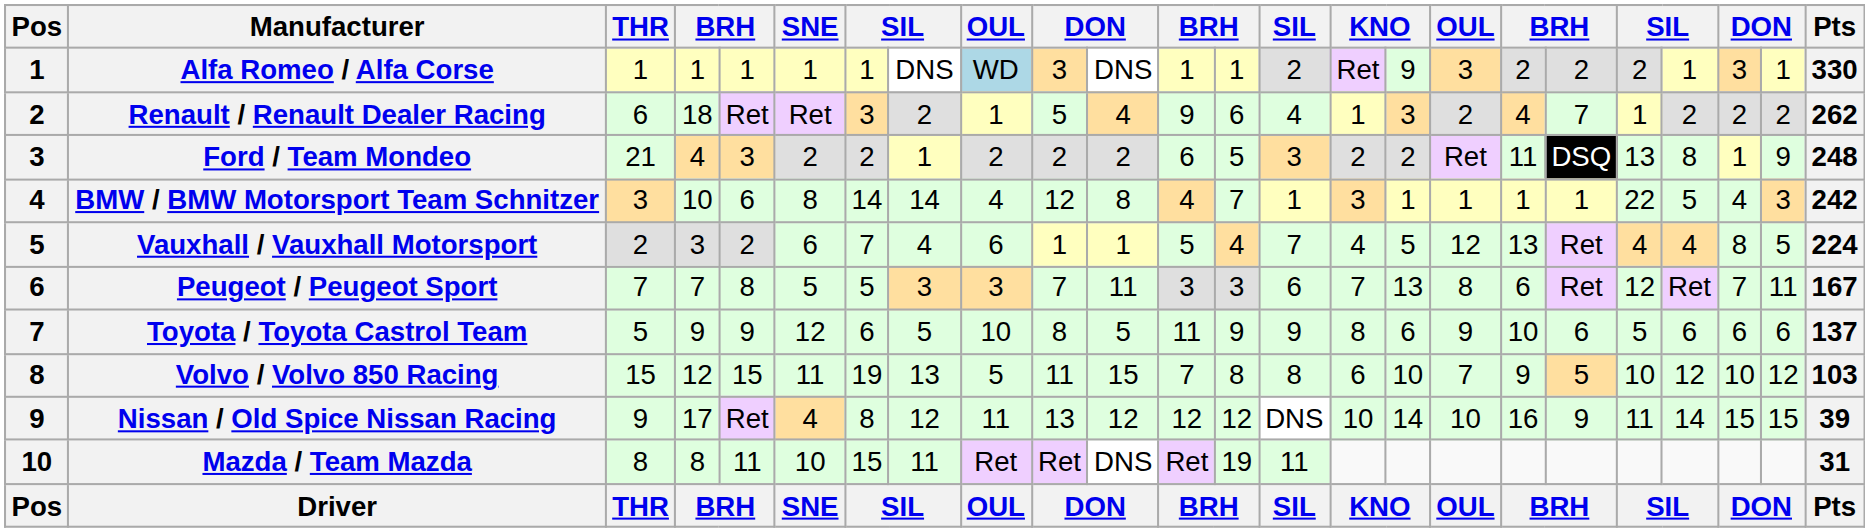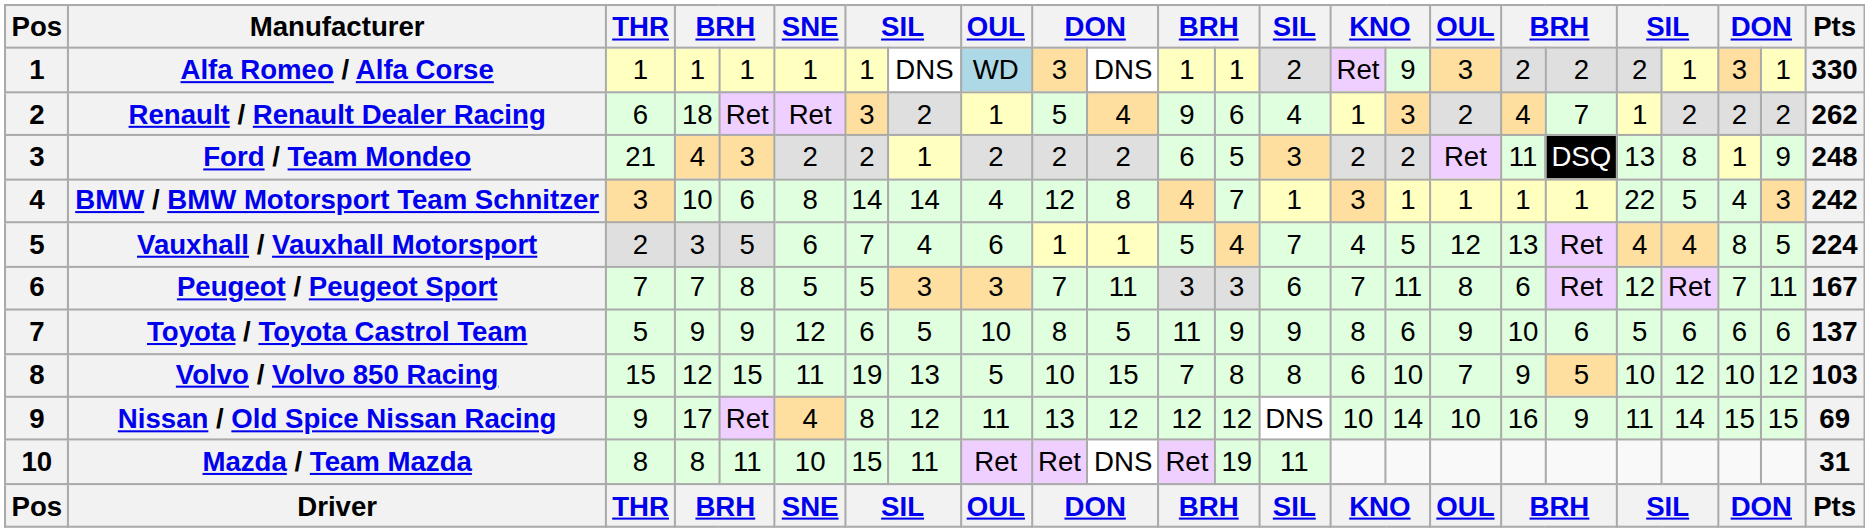(747, 244) 2 -> (747, 244) 5
(1408, 287) 13 -> (1408, 287) 11
(1060, 375) 11 -> (1060, 375) 10
(1835, 418) 39 -> (1835, 418) 69
